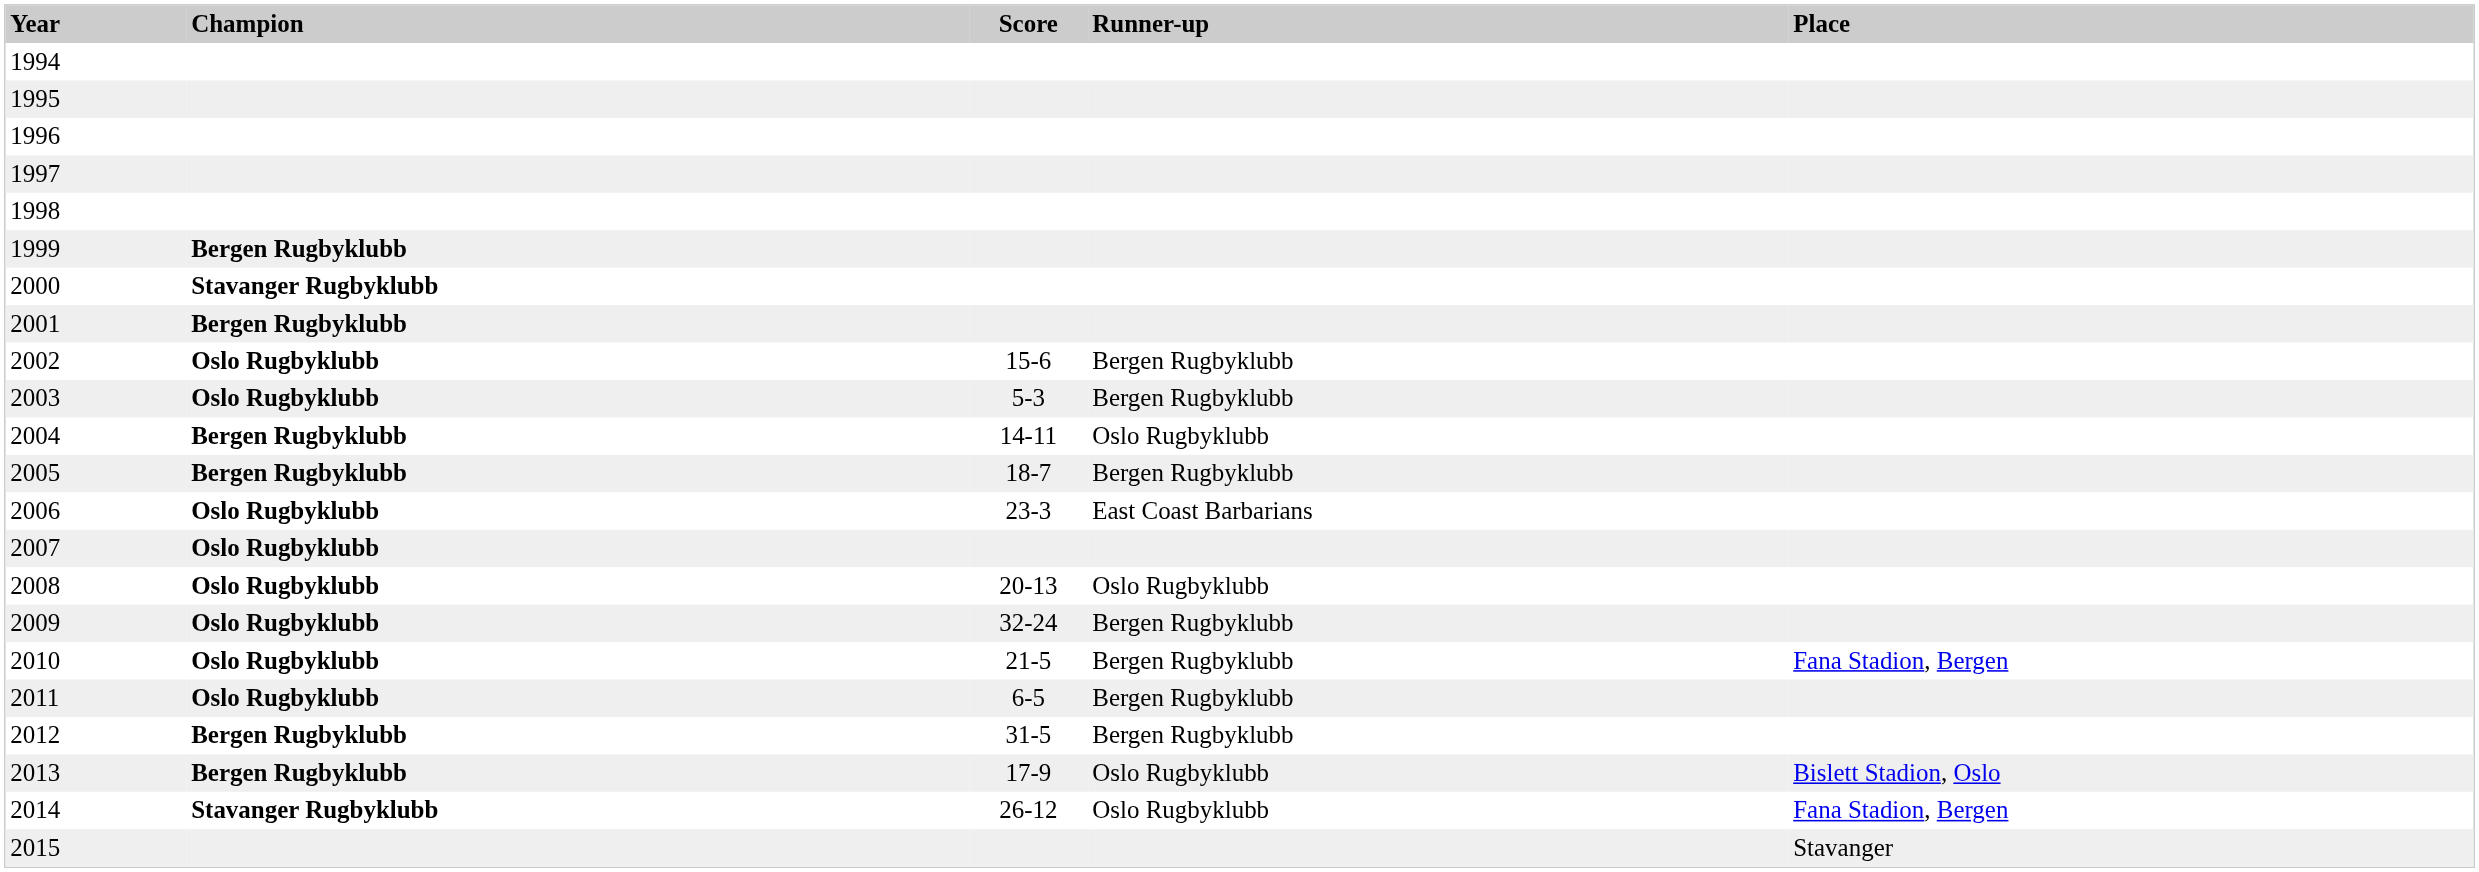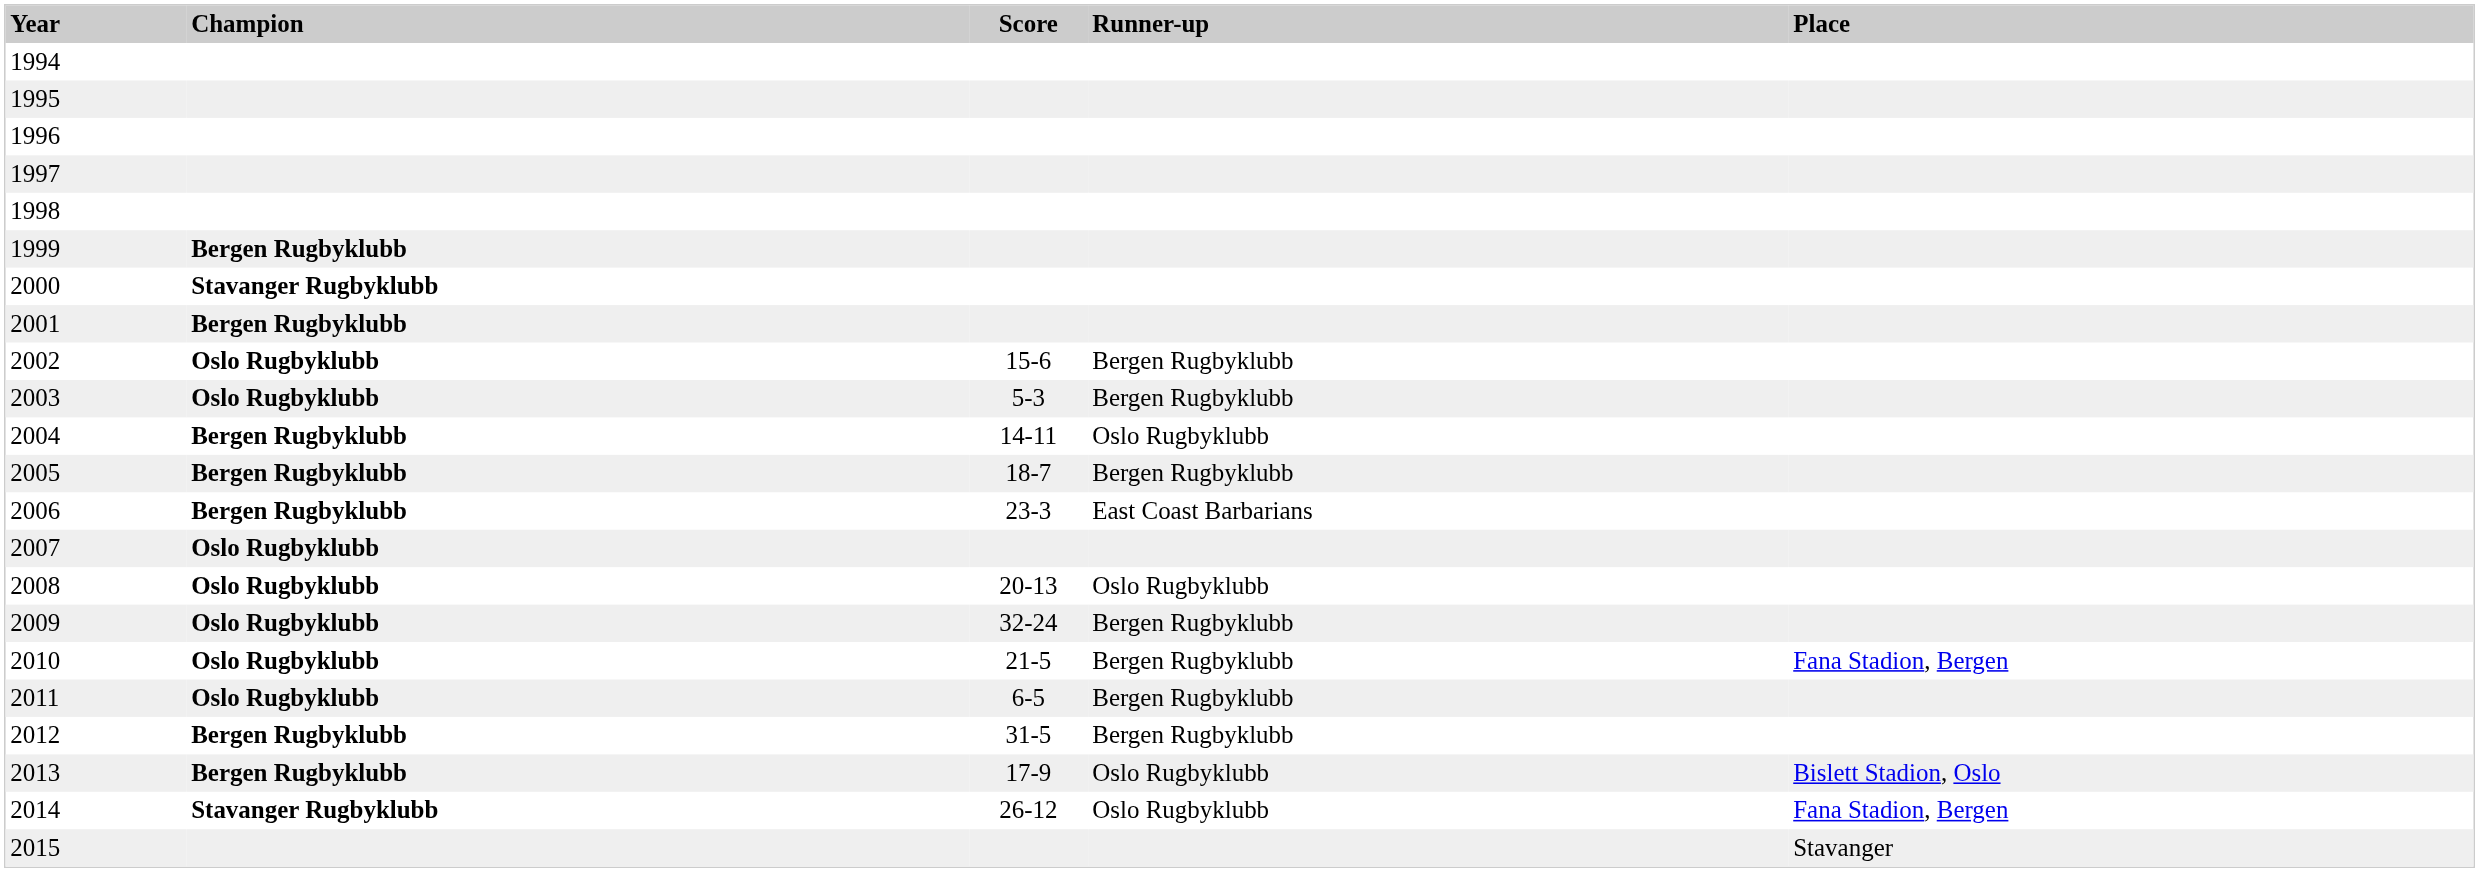(285, 510) Oslo Rugbyklubb -> (299, 510) Bergen Rugbyklubb
